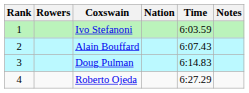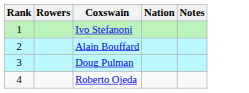- column: (195, 12)
